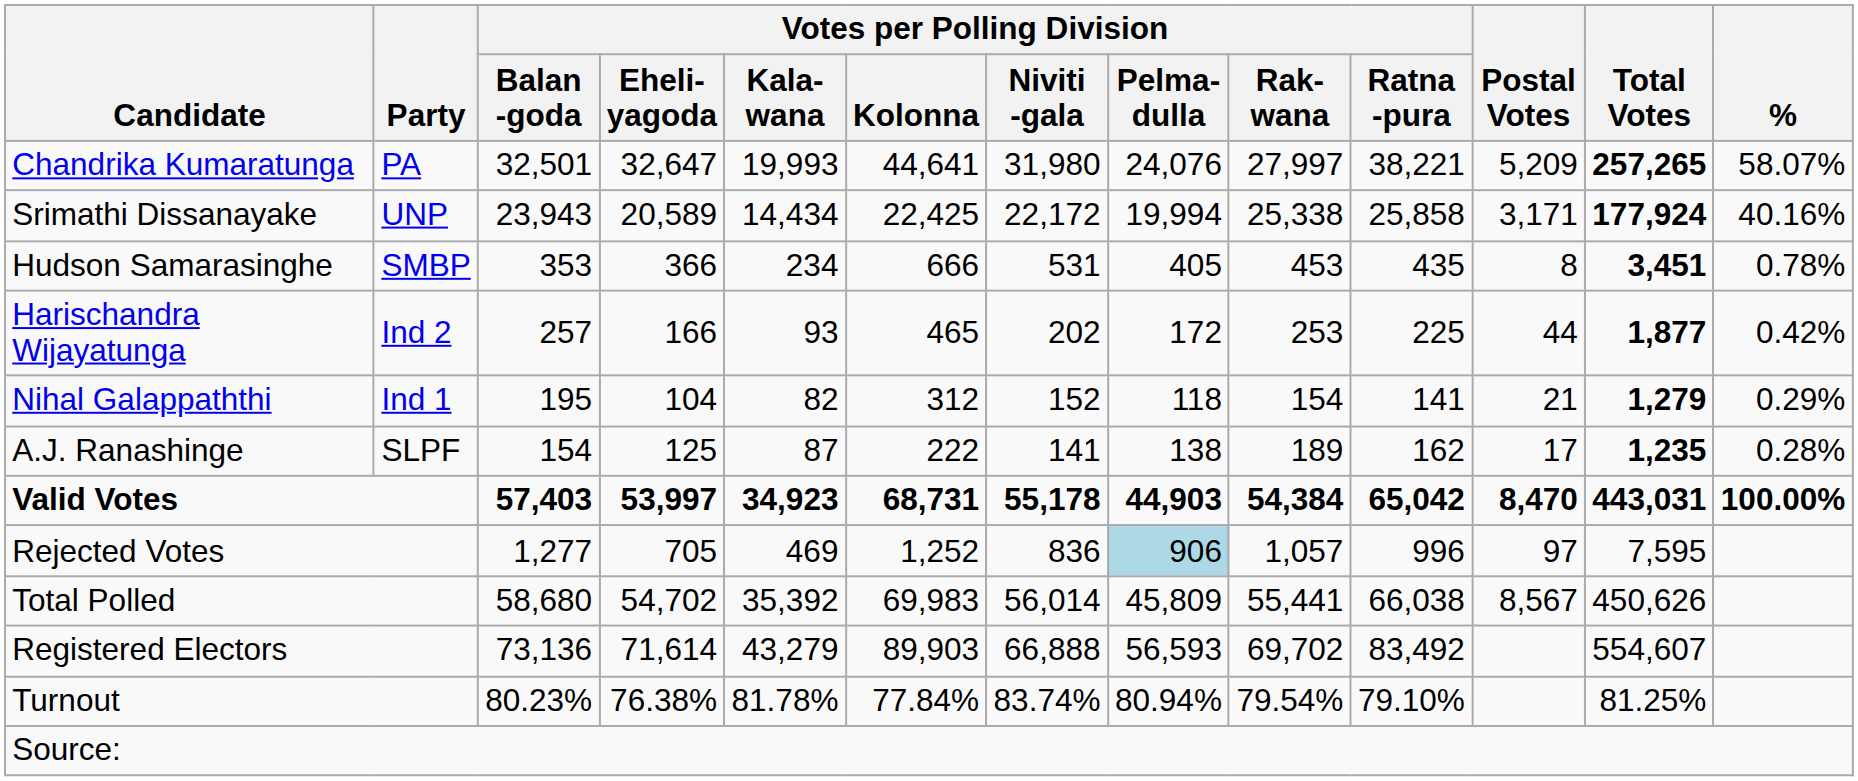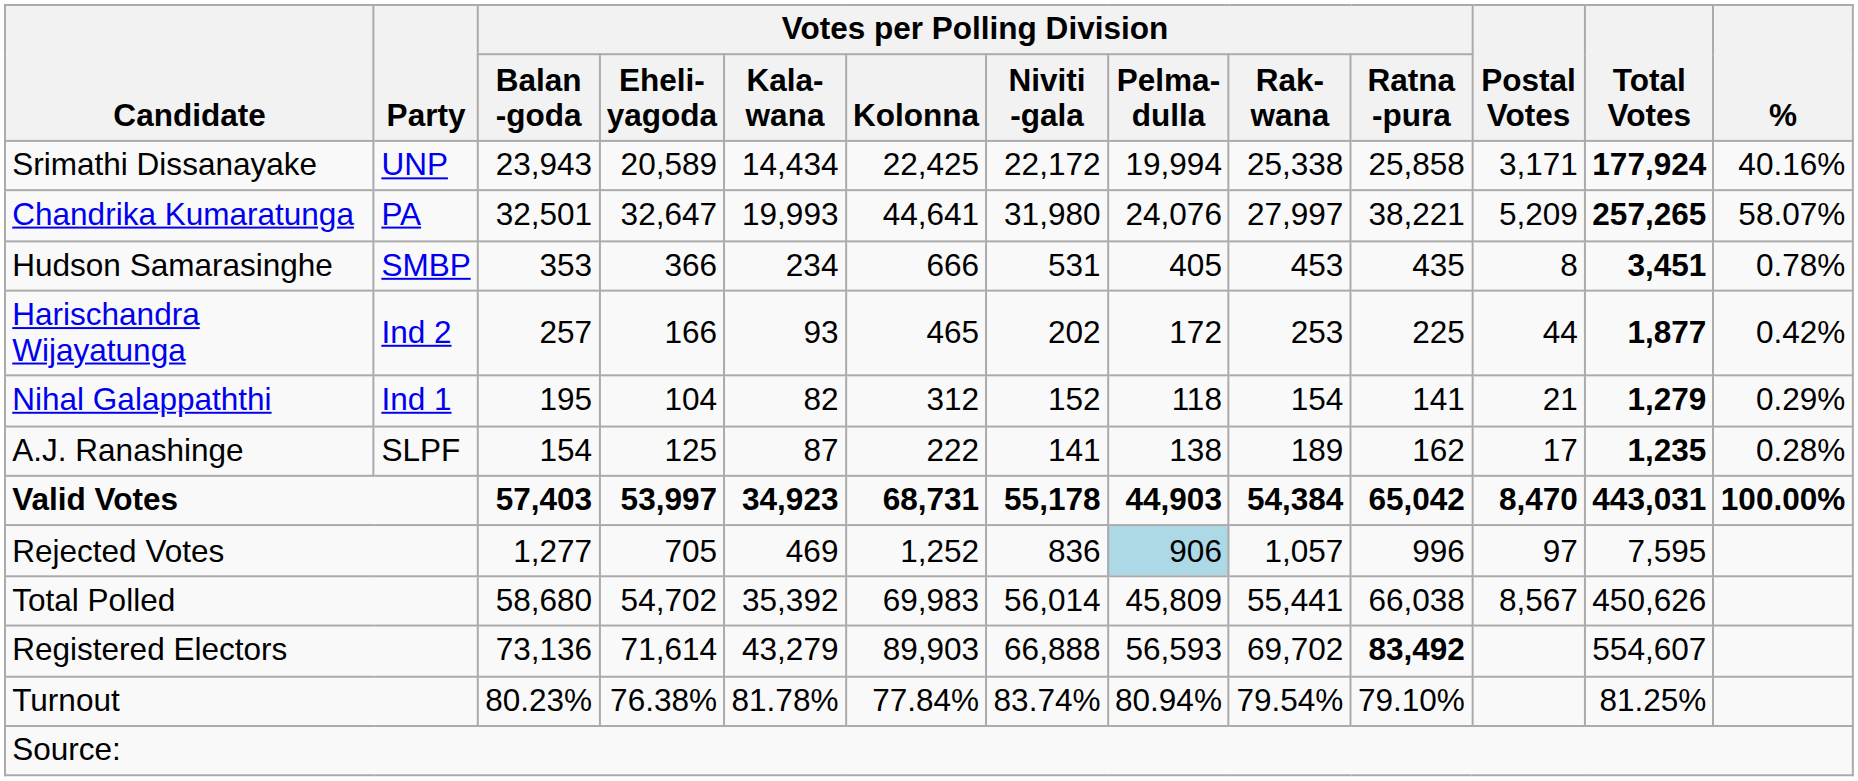rows swapped: (183, 164) <-> (165, 214)
(1417, 650) normal -> (1417, 650) bold
